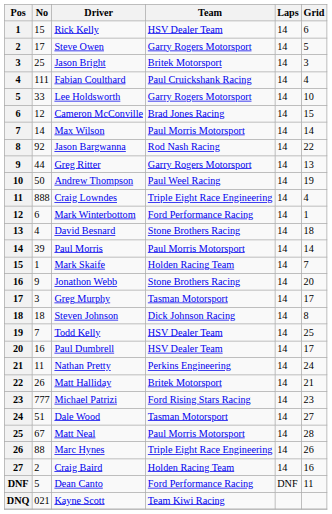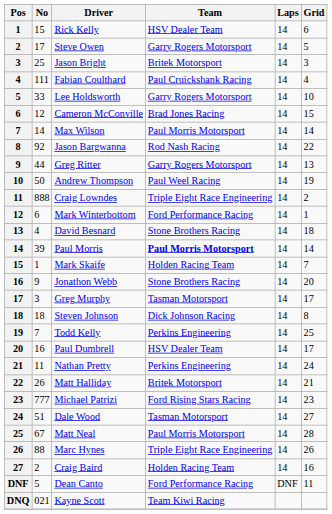(306, 197) 4 -> (306, 197) 2
(196, 248) normal -> (201, 248) bold
(185, 332) HSV Dealer Team -> (189, 332) Perkins Engineering
